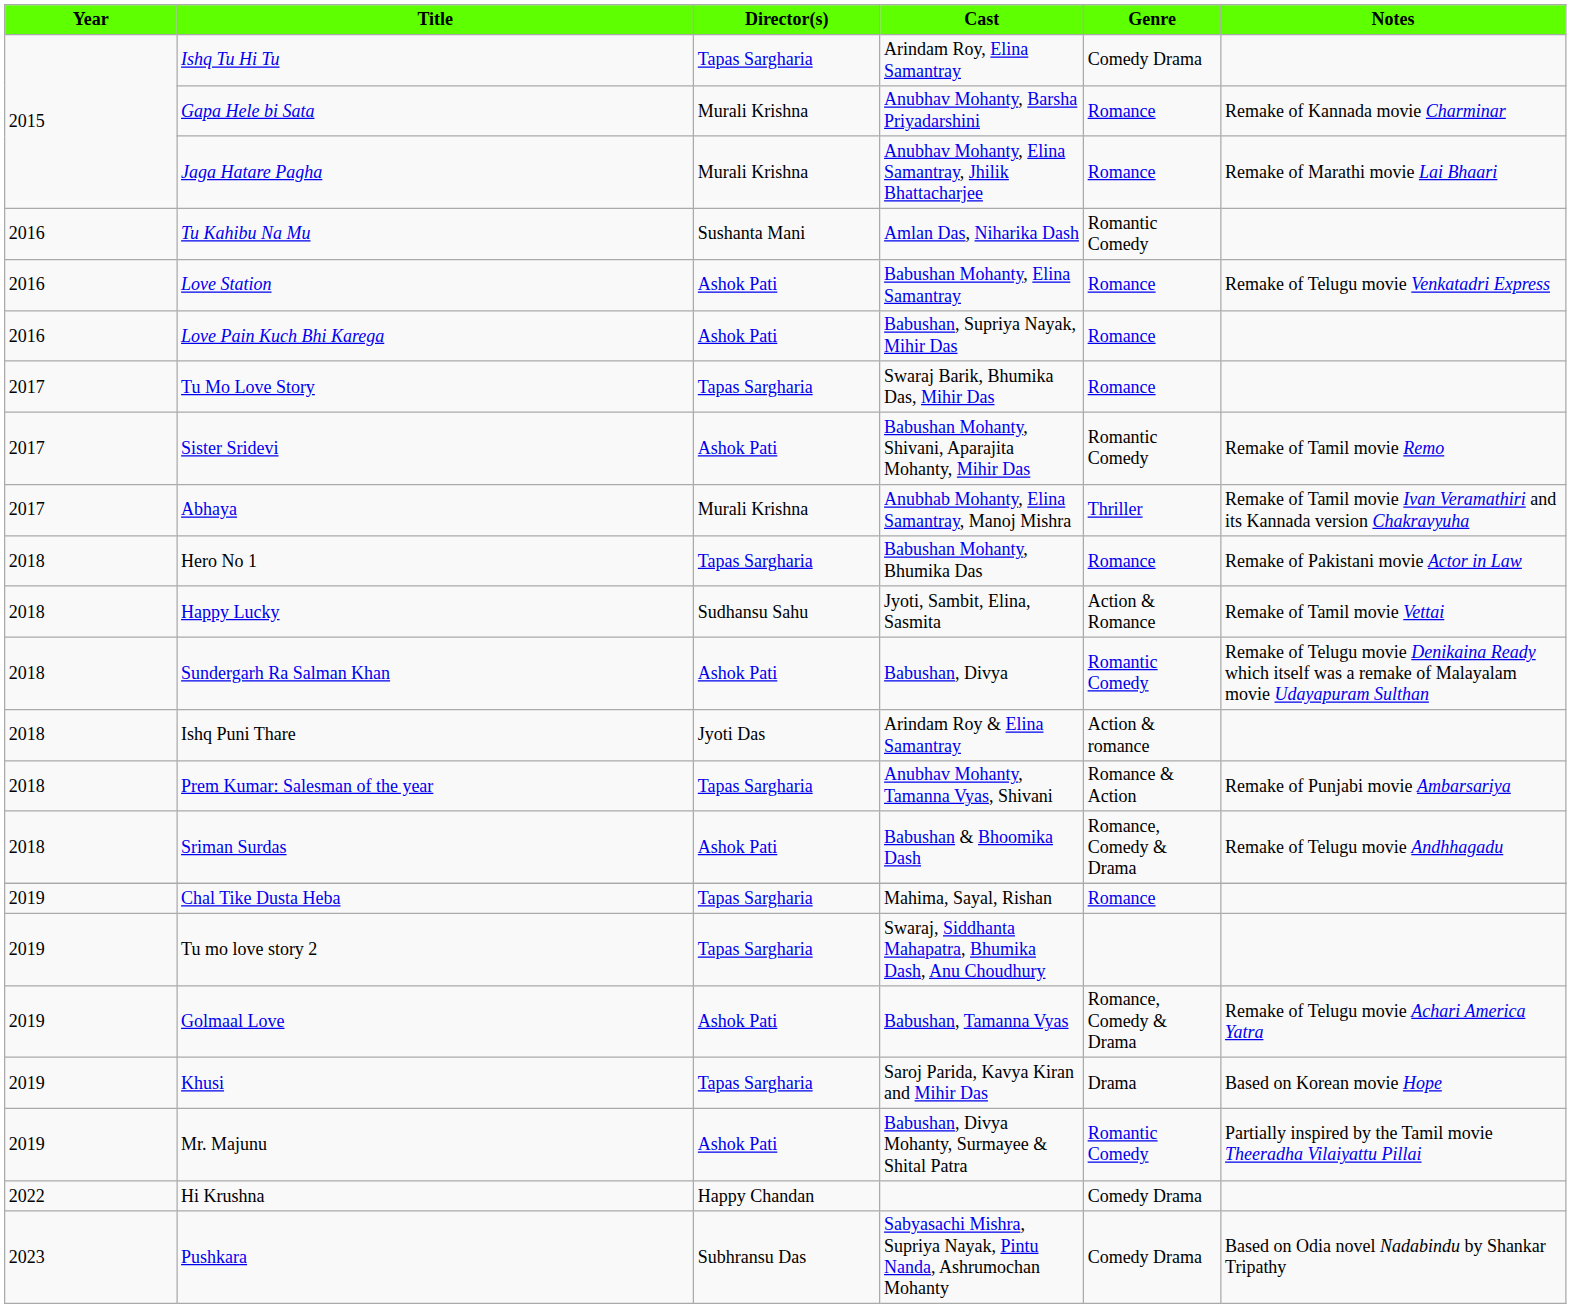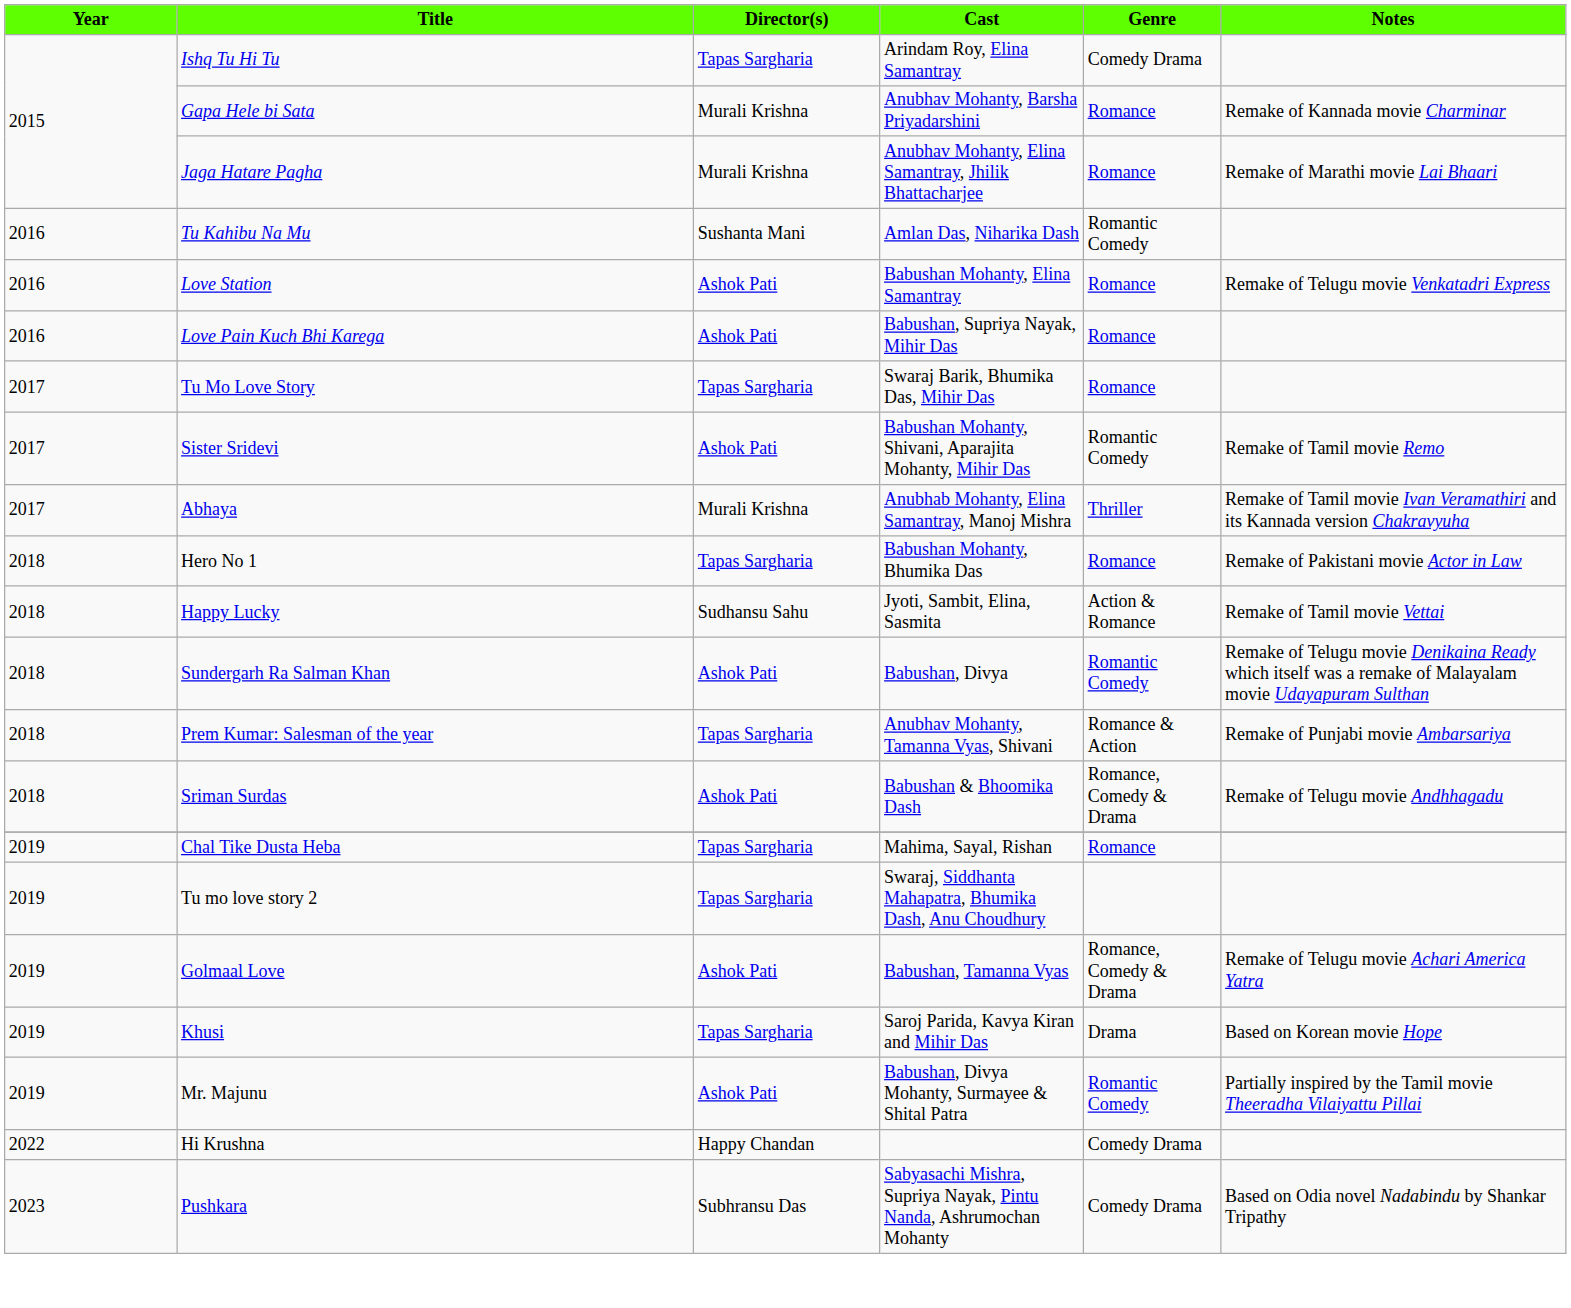- row: (238, 735)
